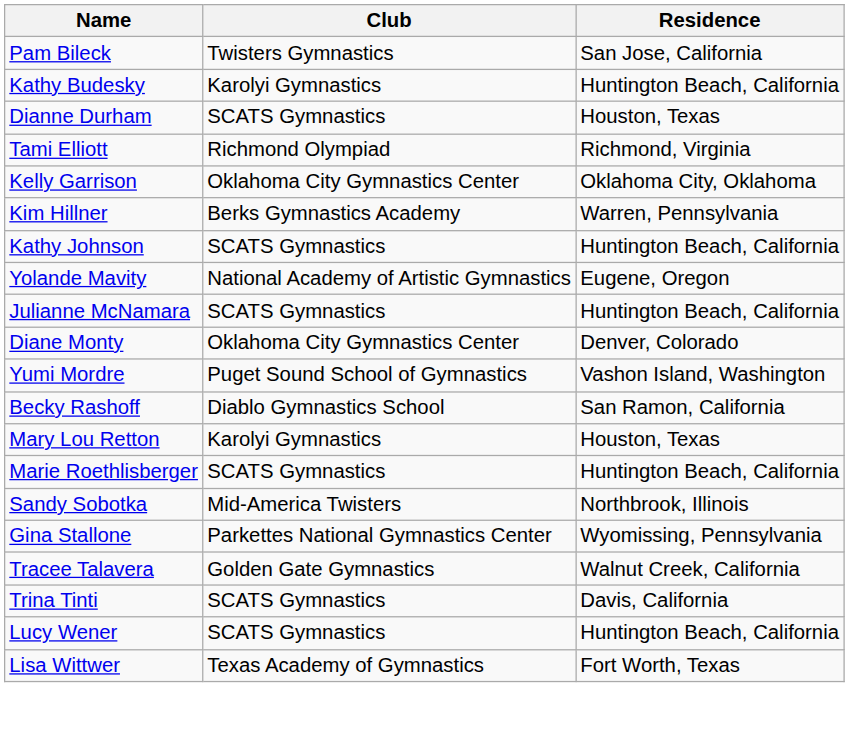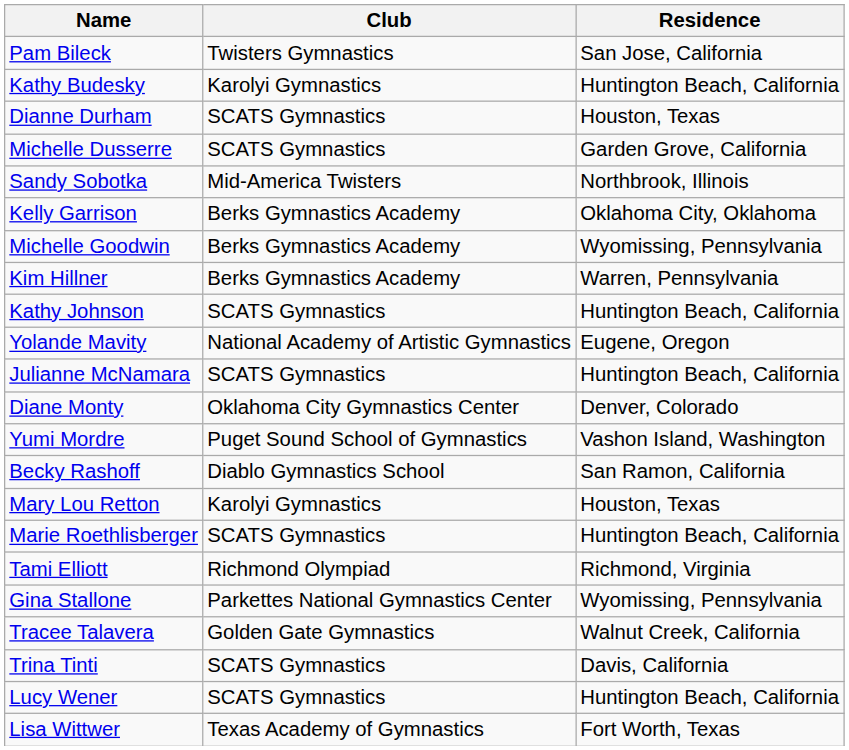+ row: (91, 149)
rows swapped: (58, 149) <-> (78, 504)
(363, 181) Oklahoma City Gymnastics Center -> (334, 213) Berks Gymnastics Academy
+ row: (90, 246)
